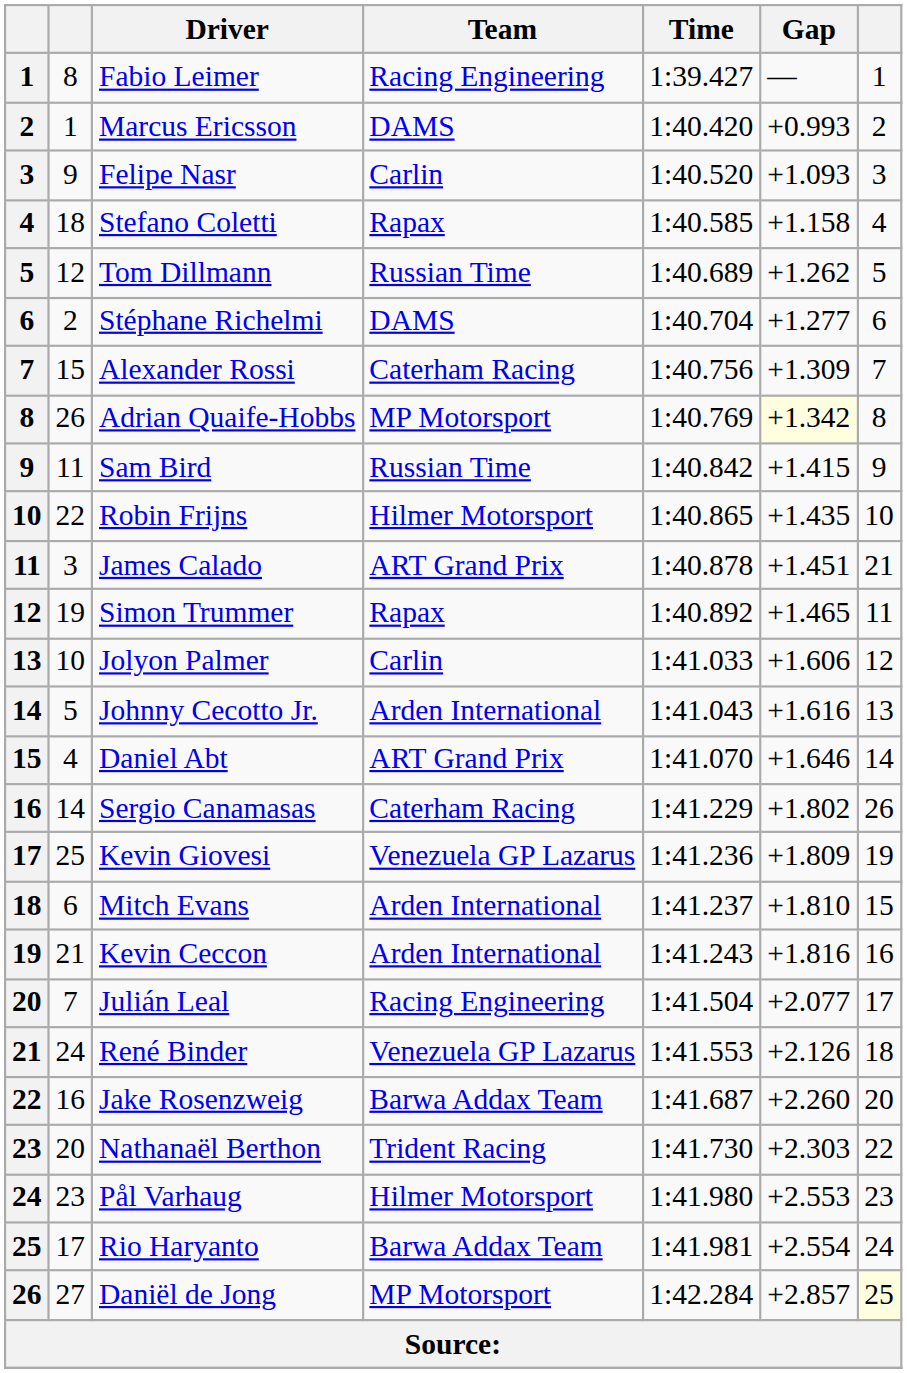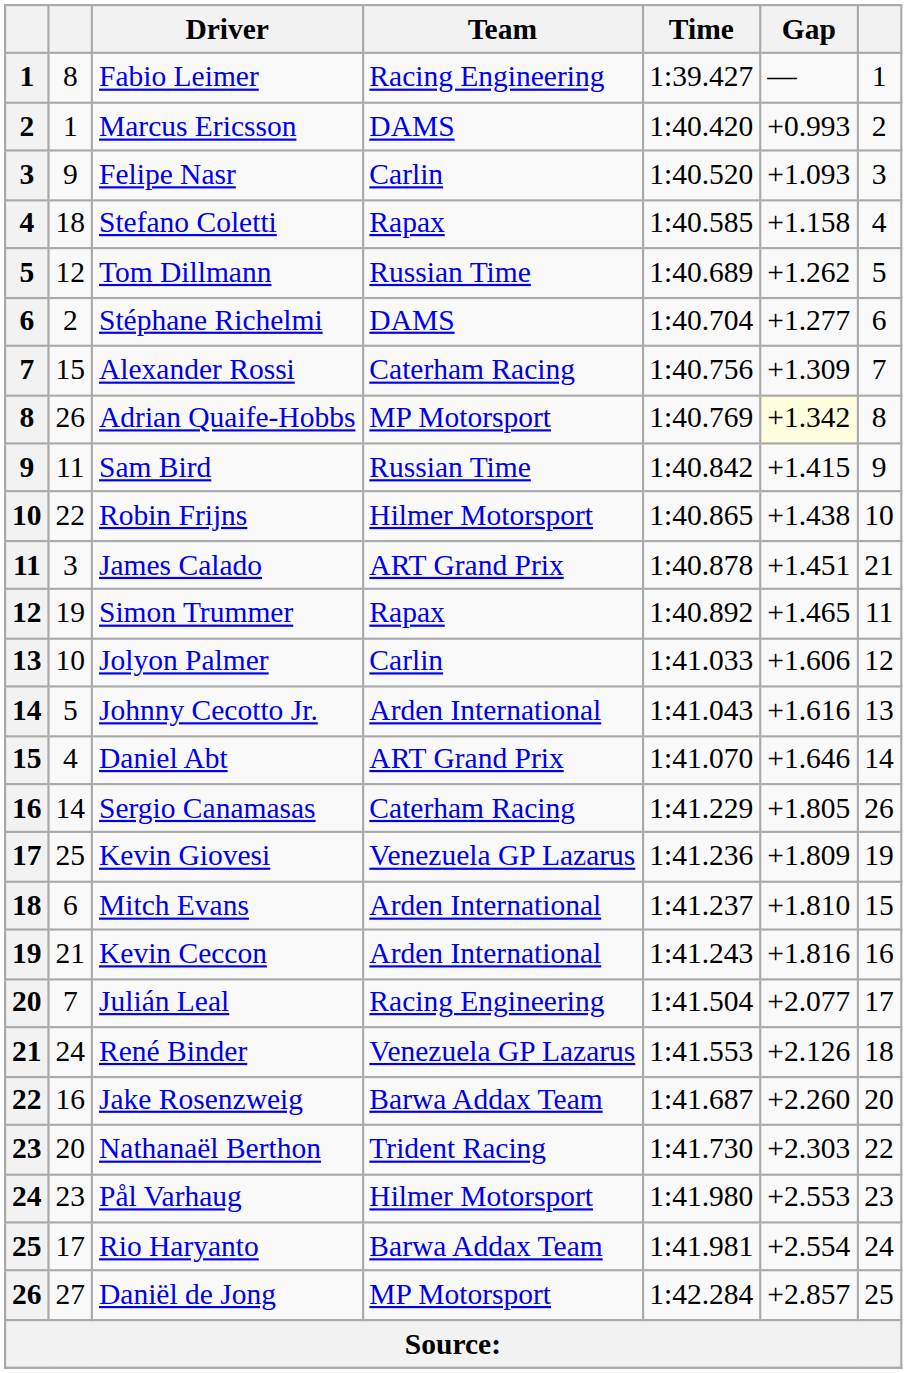(809, 515) +1.435 -> (809, 515) +1.438
(809, 807) +1.802 -> (809, 807) +1.805
(879, 1294) lightyellow background -> (879, 1294) no background
